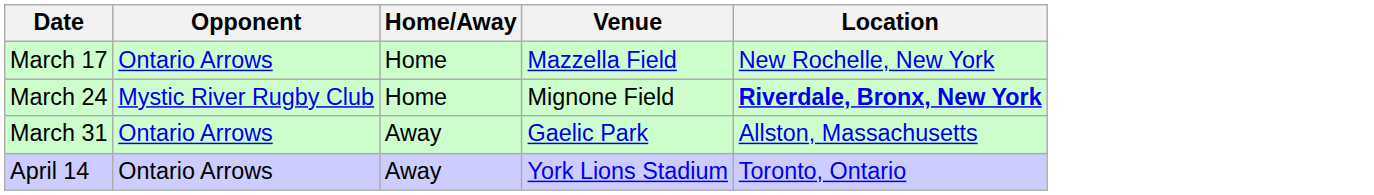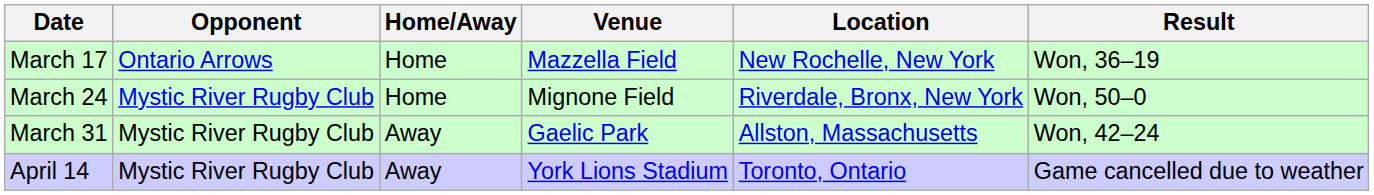+ column: (1199, 23)
(890, 97) bold -> (881, 97) normal
(196, 134) Ontario Arrows -> (246, 134) Mystic River Rugby Club
(196, 171) Ontario Arrows -> (246, 171) Mystic River Rugby Club
